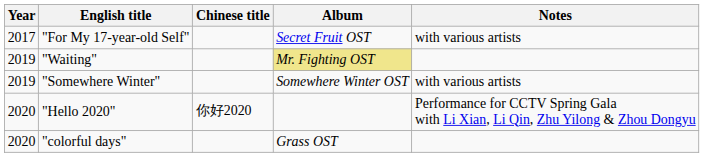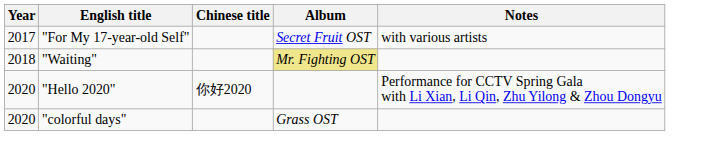(22, 59) 2019 -> (22, 59) 2018
- row: (101, 81)
